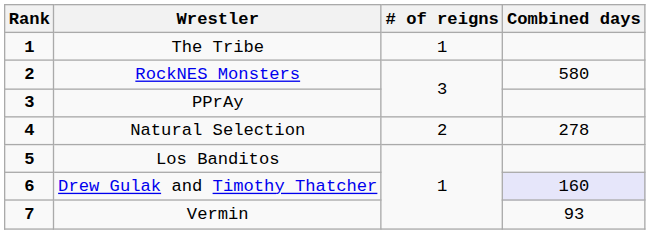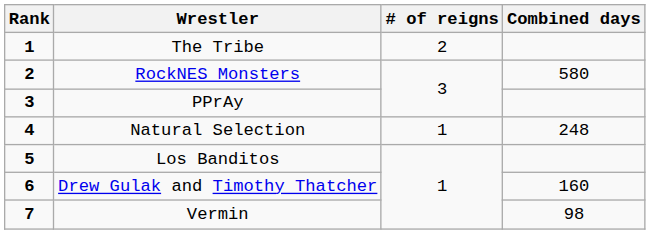(442, 47) 1 -> (442, 47) 2
(442, 131) 2 -> (442, 131) 1
(574, 131) 278 -> (574, 131) 248
(574, 186) lavender background -> (574, 186) no background
(574, 214) 93 -> (574, 214) 98
